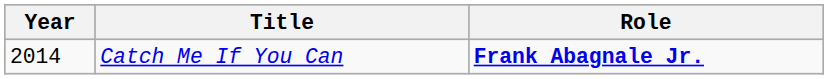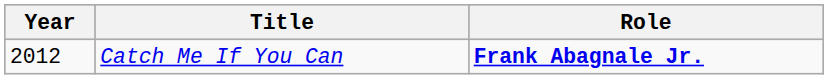(35, 57) 2014 -> (35, 57) 2012
